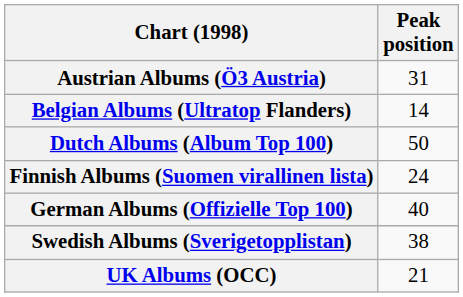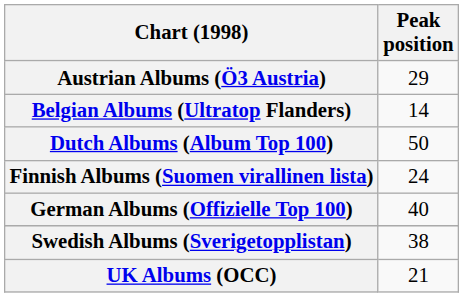(418, 77) 31 -> (418, 77) 29
